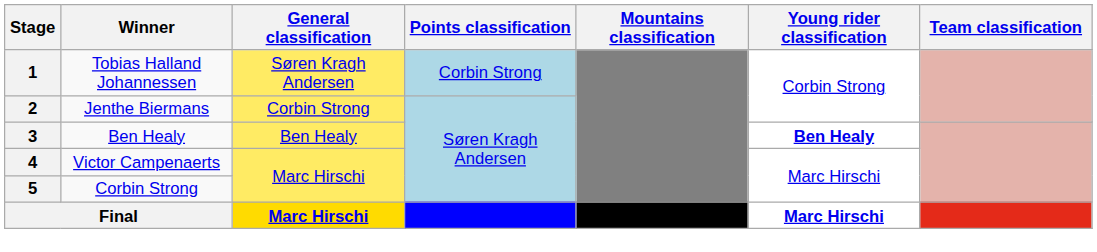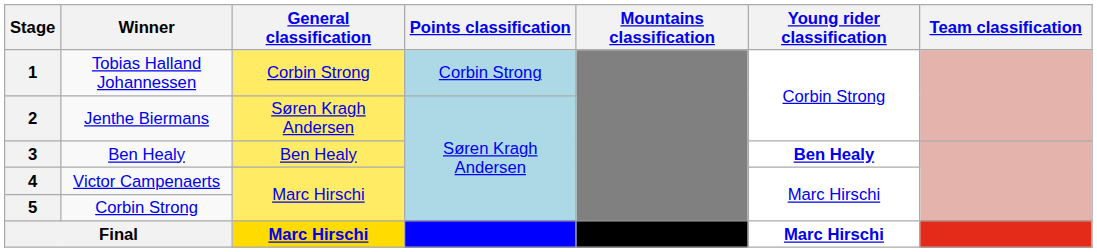(318, 73) Søren Kragh Andersen -> (318, 73) Corbin Strong
(318, 109) Corbin Strong -> (318, 118) Søren Kragh Andersen
